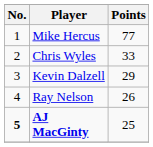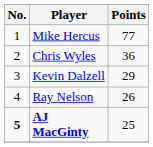(129, 55) 33 -> (129, 55) 36
